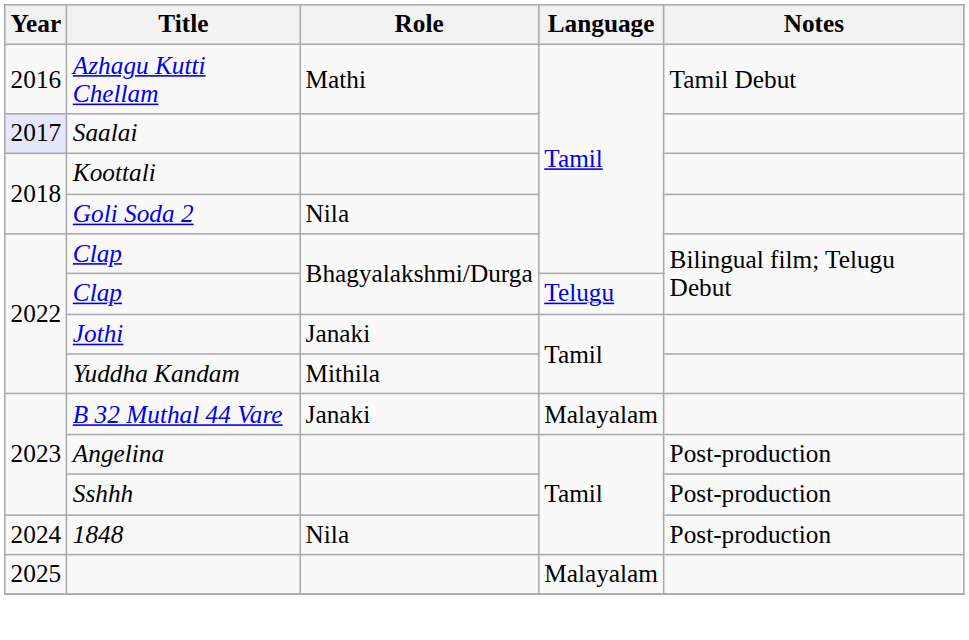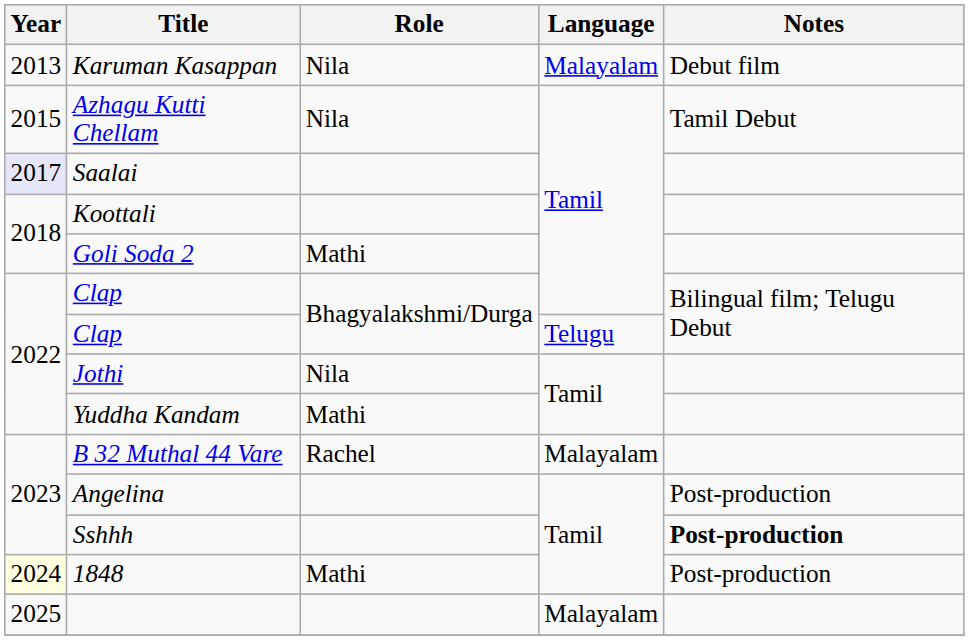+ row: (175, 64)
(36, 78) 2016 -> (36, 118) 2015
(336, 78) Mathi -> (327, 118) Nila
(327, 213) Nila -> (336, 253) Mathi
(338, 333) Janaki -> (327, 373) Nila
(343, 373) Mithila -> (336, 413) Mathi
(338, 413) Janaki -> (341, 453) Rachel
(750, 494) normal -> (757, 534) bold
(36, 534) no background -> (36, 574) lightyellow background
(327, 534) Nila -> (336, 574) Mathi
